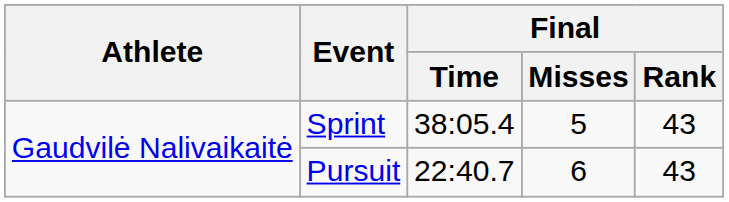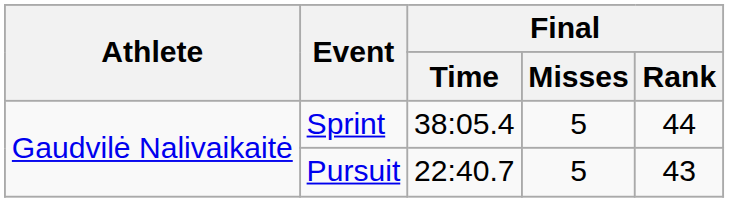(679, 123) 43 -> (679, 123) 44
(579, 171) 6 -> (579, 171) 5
